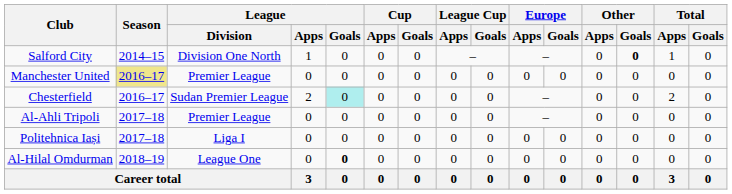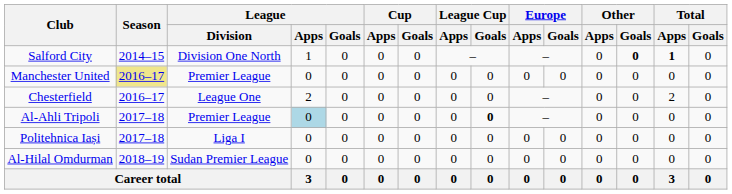(672, 55) normal -> (672, 55) bold
(229, 96) Sudan Premier League -> (229, 96) League One
(345, 96) paleturquoise background -> (345, 96) no background
(309, 117) no background -> (309, 117) lightblue background
(490, 117) normal -> (490, 117) bold
(229, 158) League One -> (229, 158) Sudan Premier League
(345, 158) bold -> (345, 158) normal
